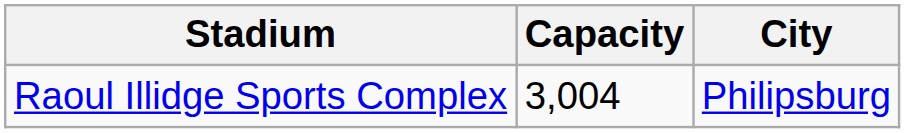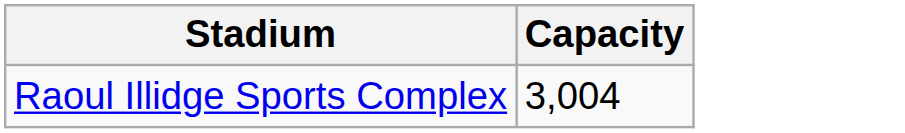- column: (796, 34)
